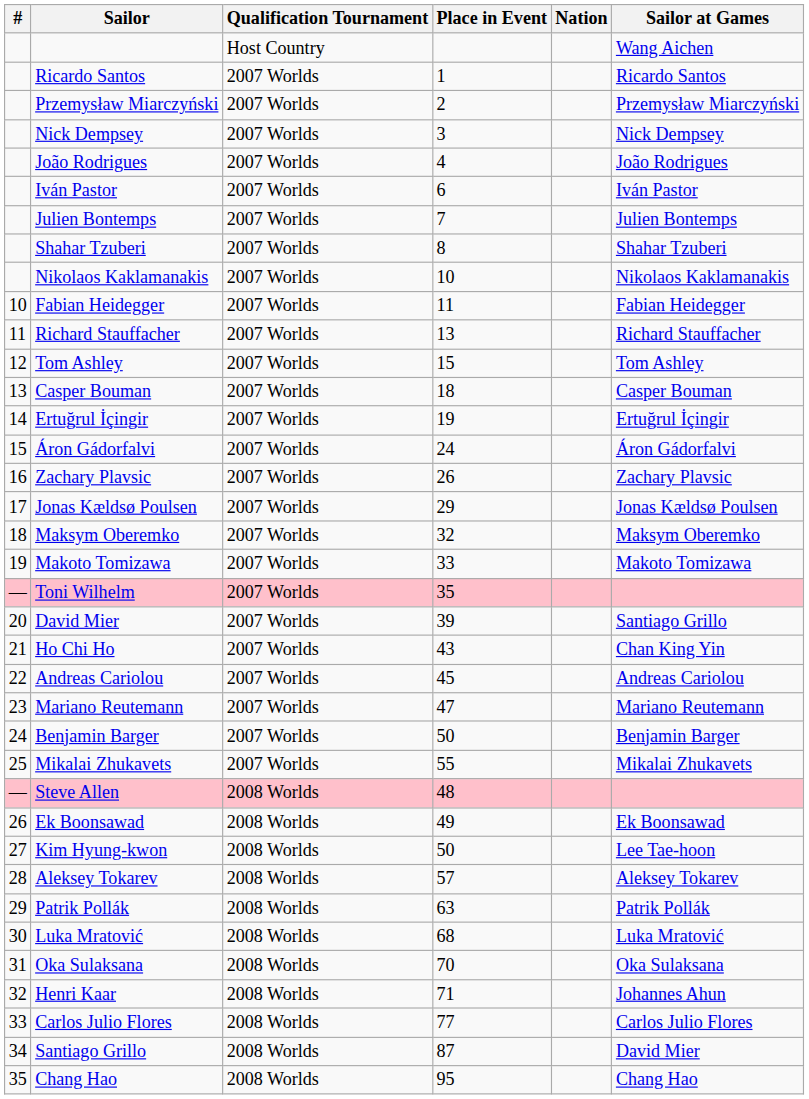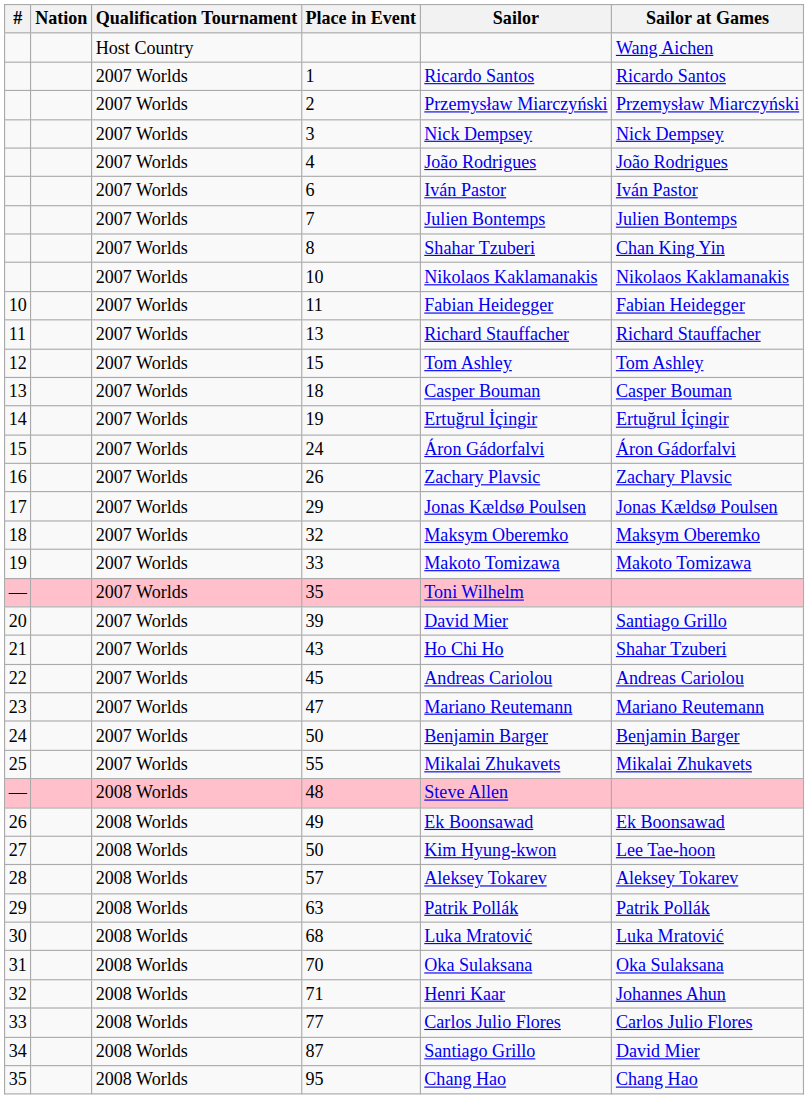columns swapped: (581, 18) <-> (127, 18)
(671, 248) Shahar Tzuberi -> (670, 248) Chan King Yin
(670, 649) Chan King Yin -> (671, 649) Shahar Tzuberi
